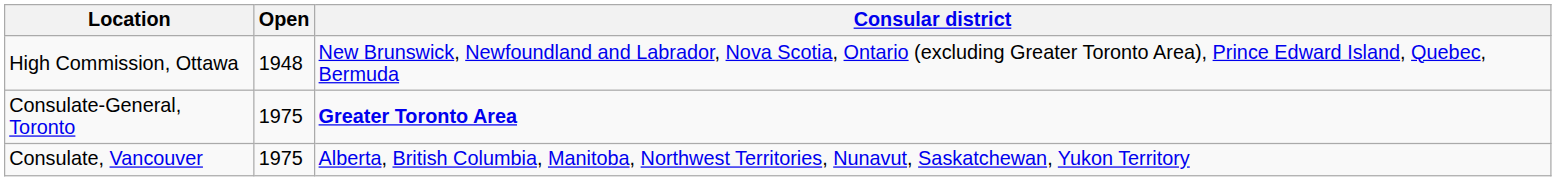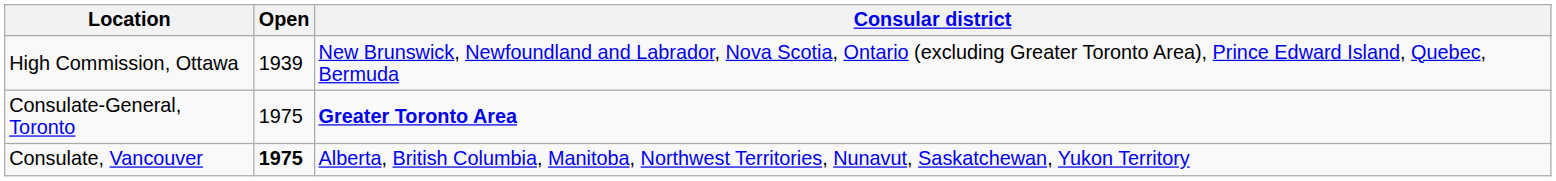(281, 62) 1948 -> (281, 62) 1939
(281, 159) normal -> (281, 159) bold
